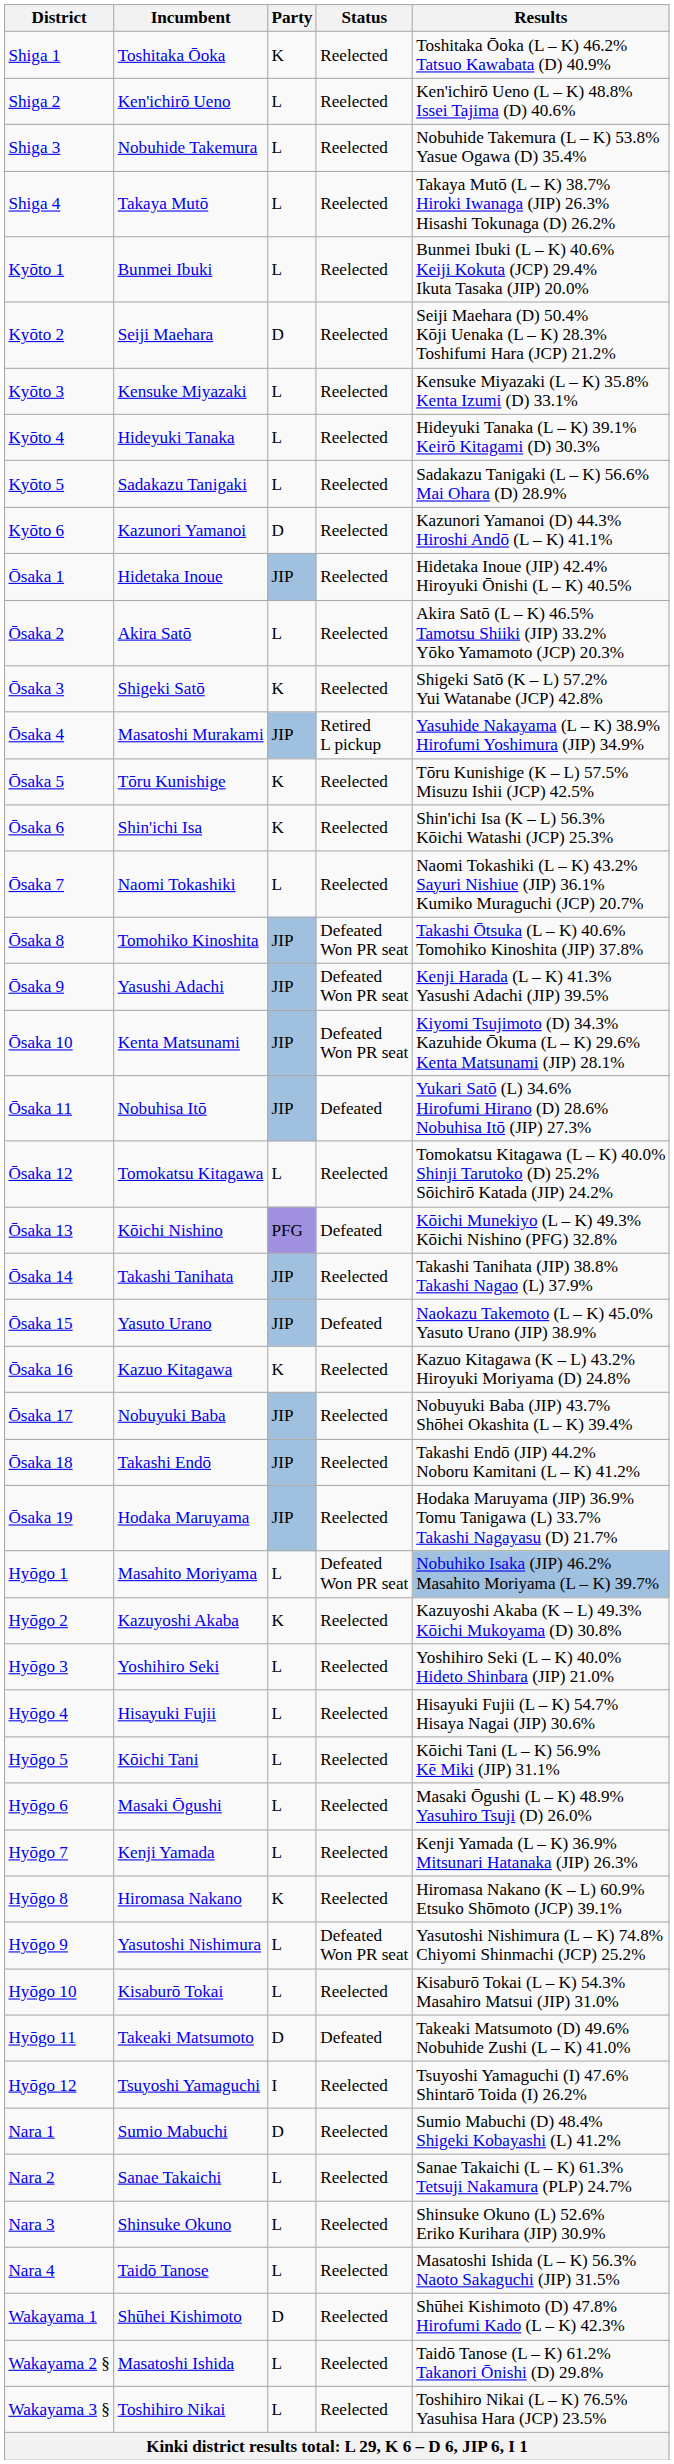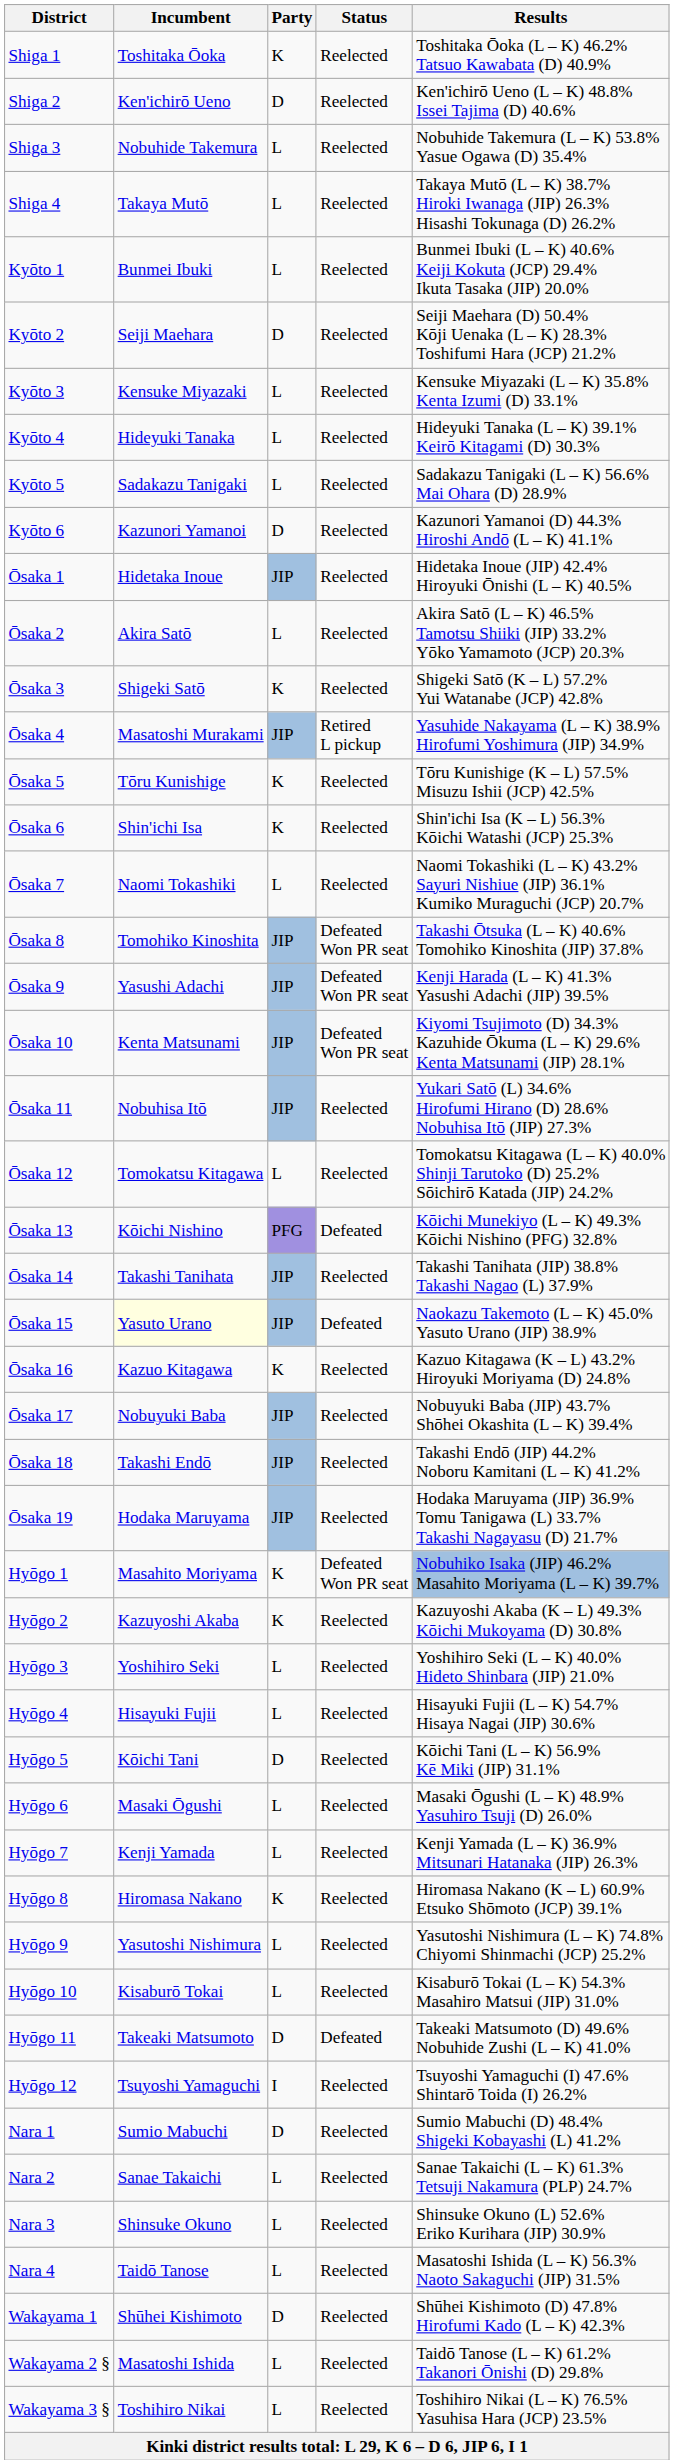(277, 101) L -> (278, 101) D
(351, 1108) Defeated -> (354, 1108) Reelected
(165, 1322) no background -> (165, 1322) lightyellow background
(277, 1574) L -> (278, 1574) K
(277, 1759) L -> (278, 1759) D
(364, 1945) Defeated Won PR seat -> (354, 1945) Reelected
